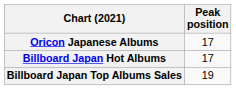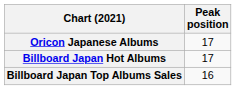(208, 76) 19 -> (208, 76) 16
